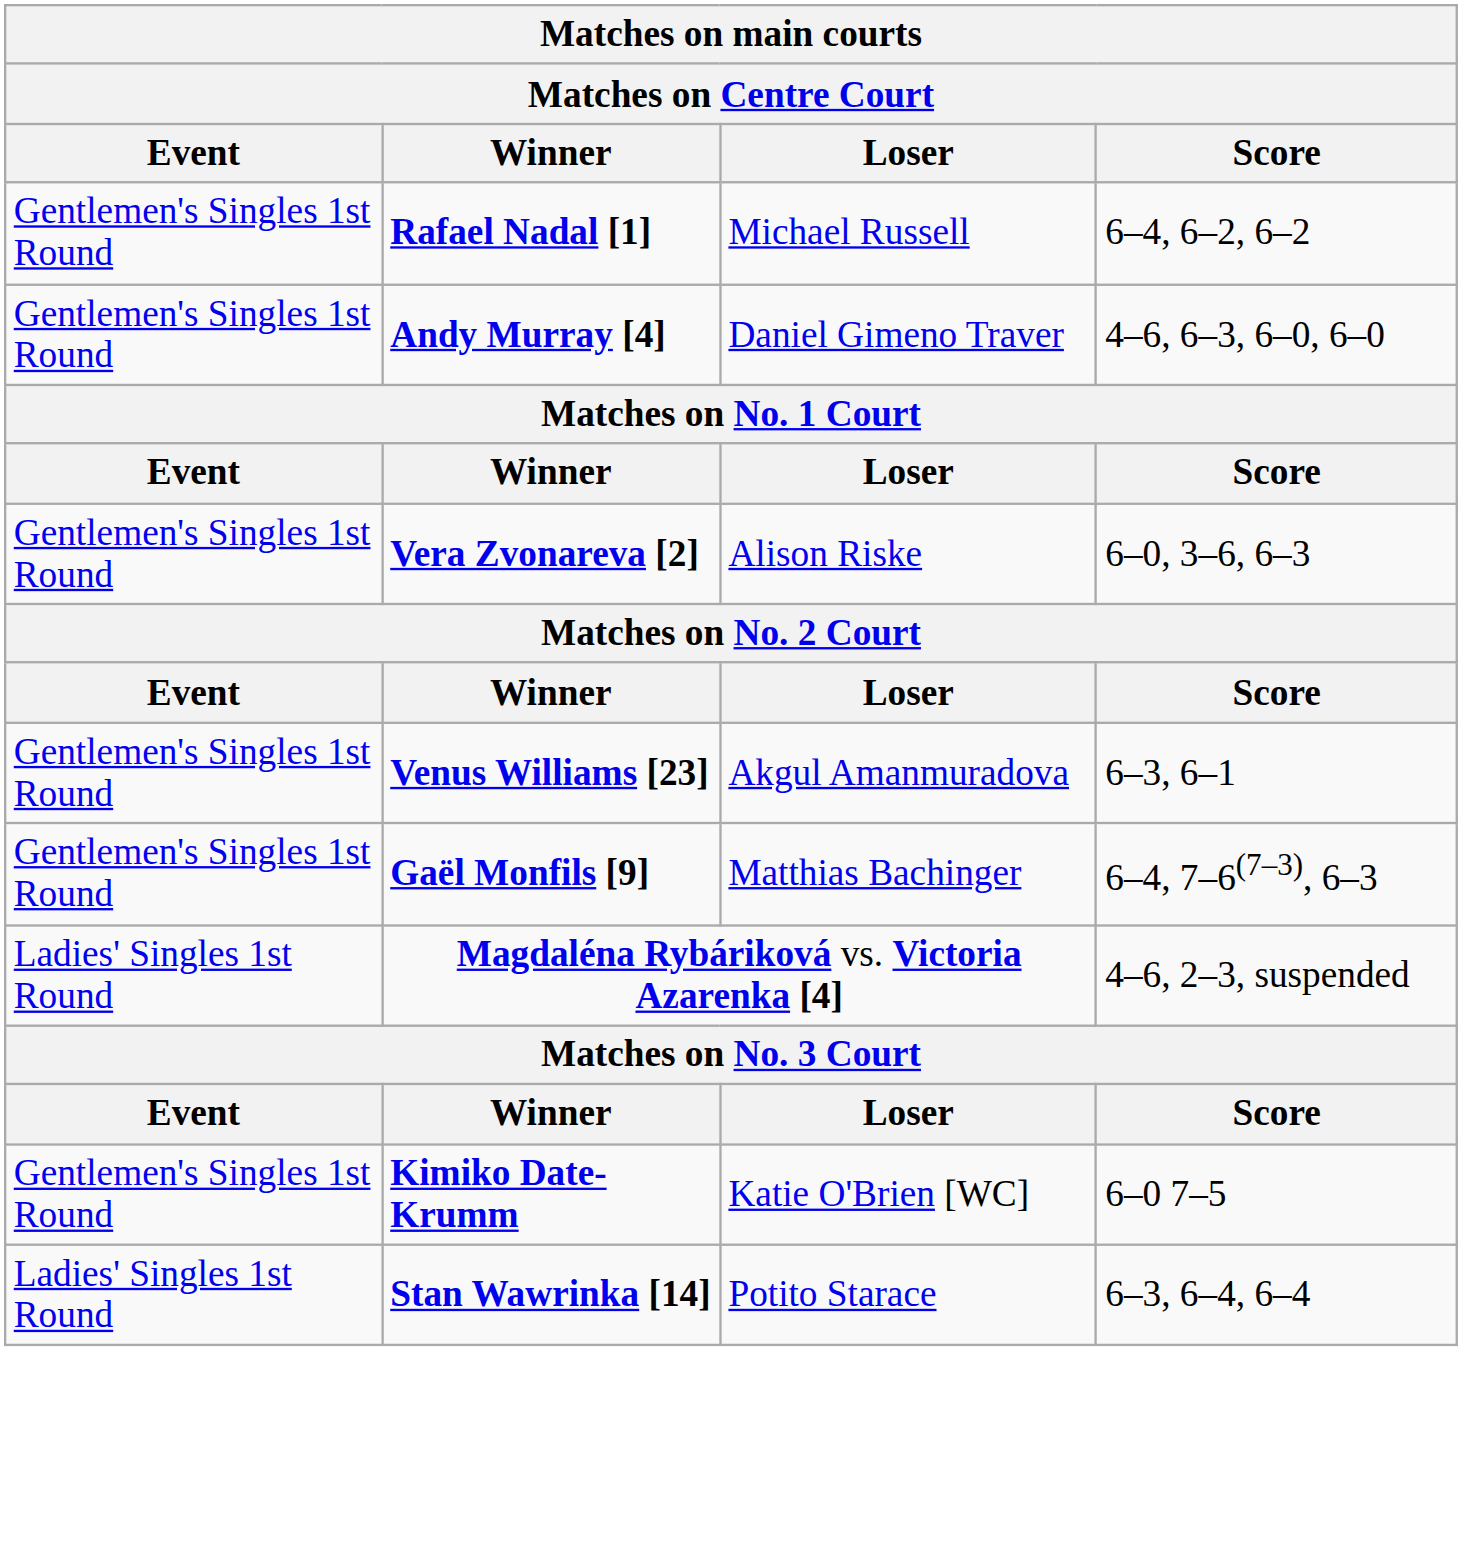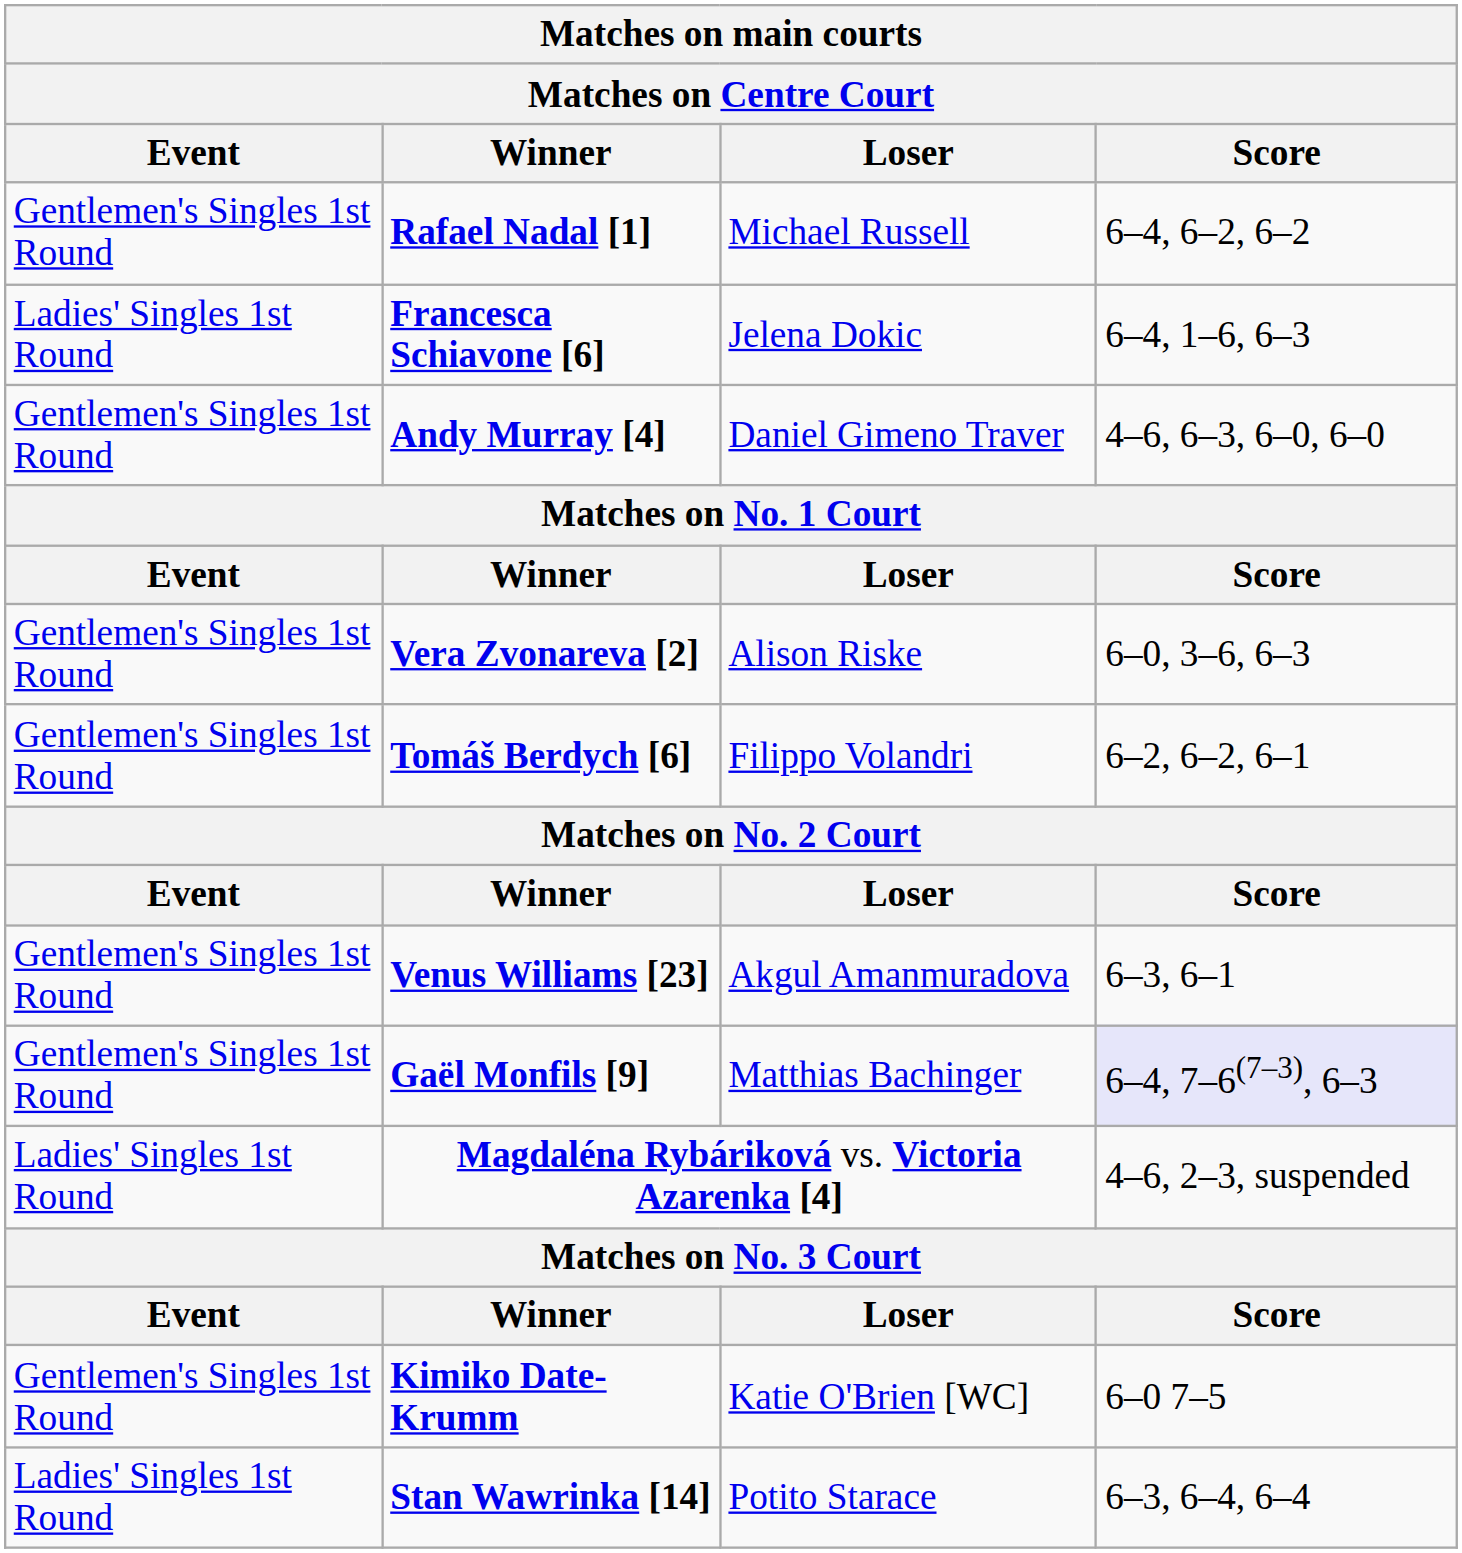+ row: (497, 333)
+ row: (541, 754)
(1241, 873) no background -> (1241, 1075) lavender background
